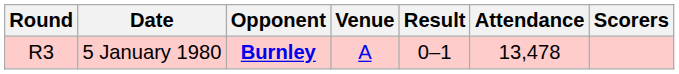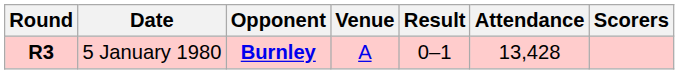(41, 52) normal -> (41, 52) bold
(530, 52) 13,478 -> (530, 52) 13,428
